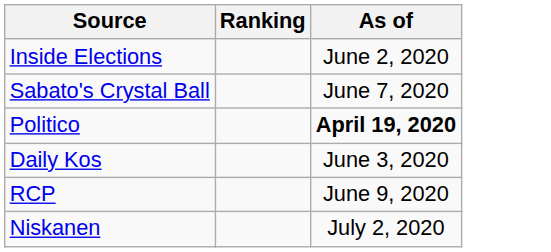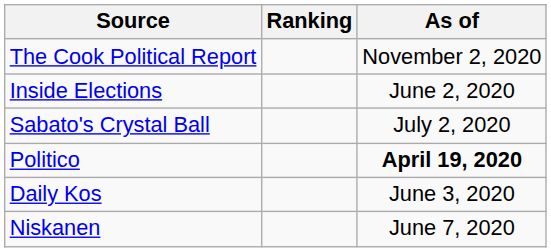+ row: (133, 56)
(386, 90) June 7, 2020 -> (452, 125) July 2, 2020
- row: (33, 194)
(386, 228) July 2, 2020 -> (452, 228) June 7, 2020
